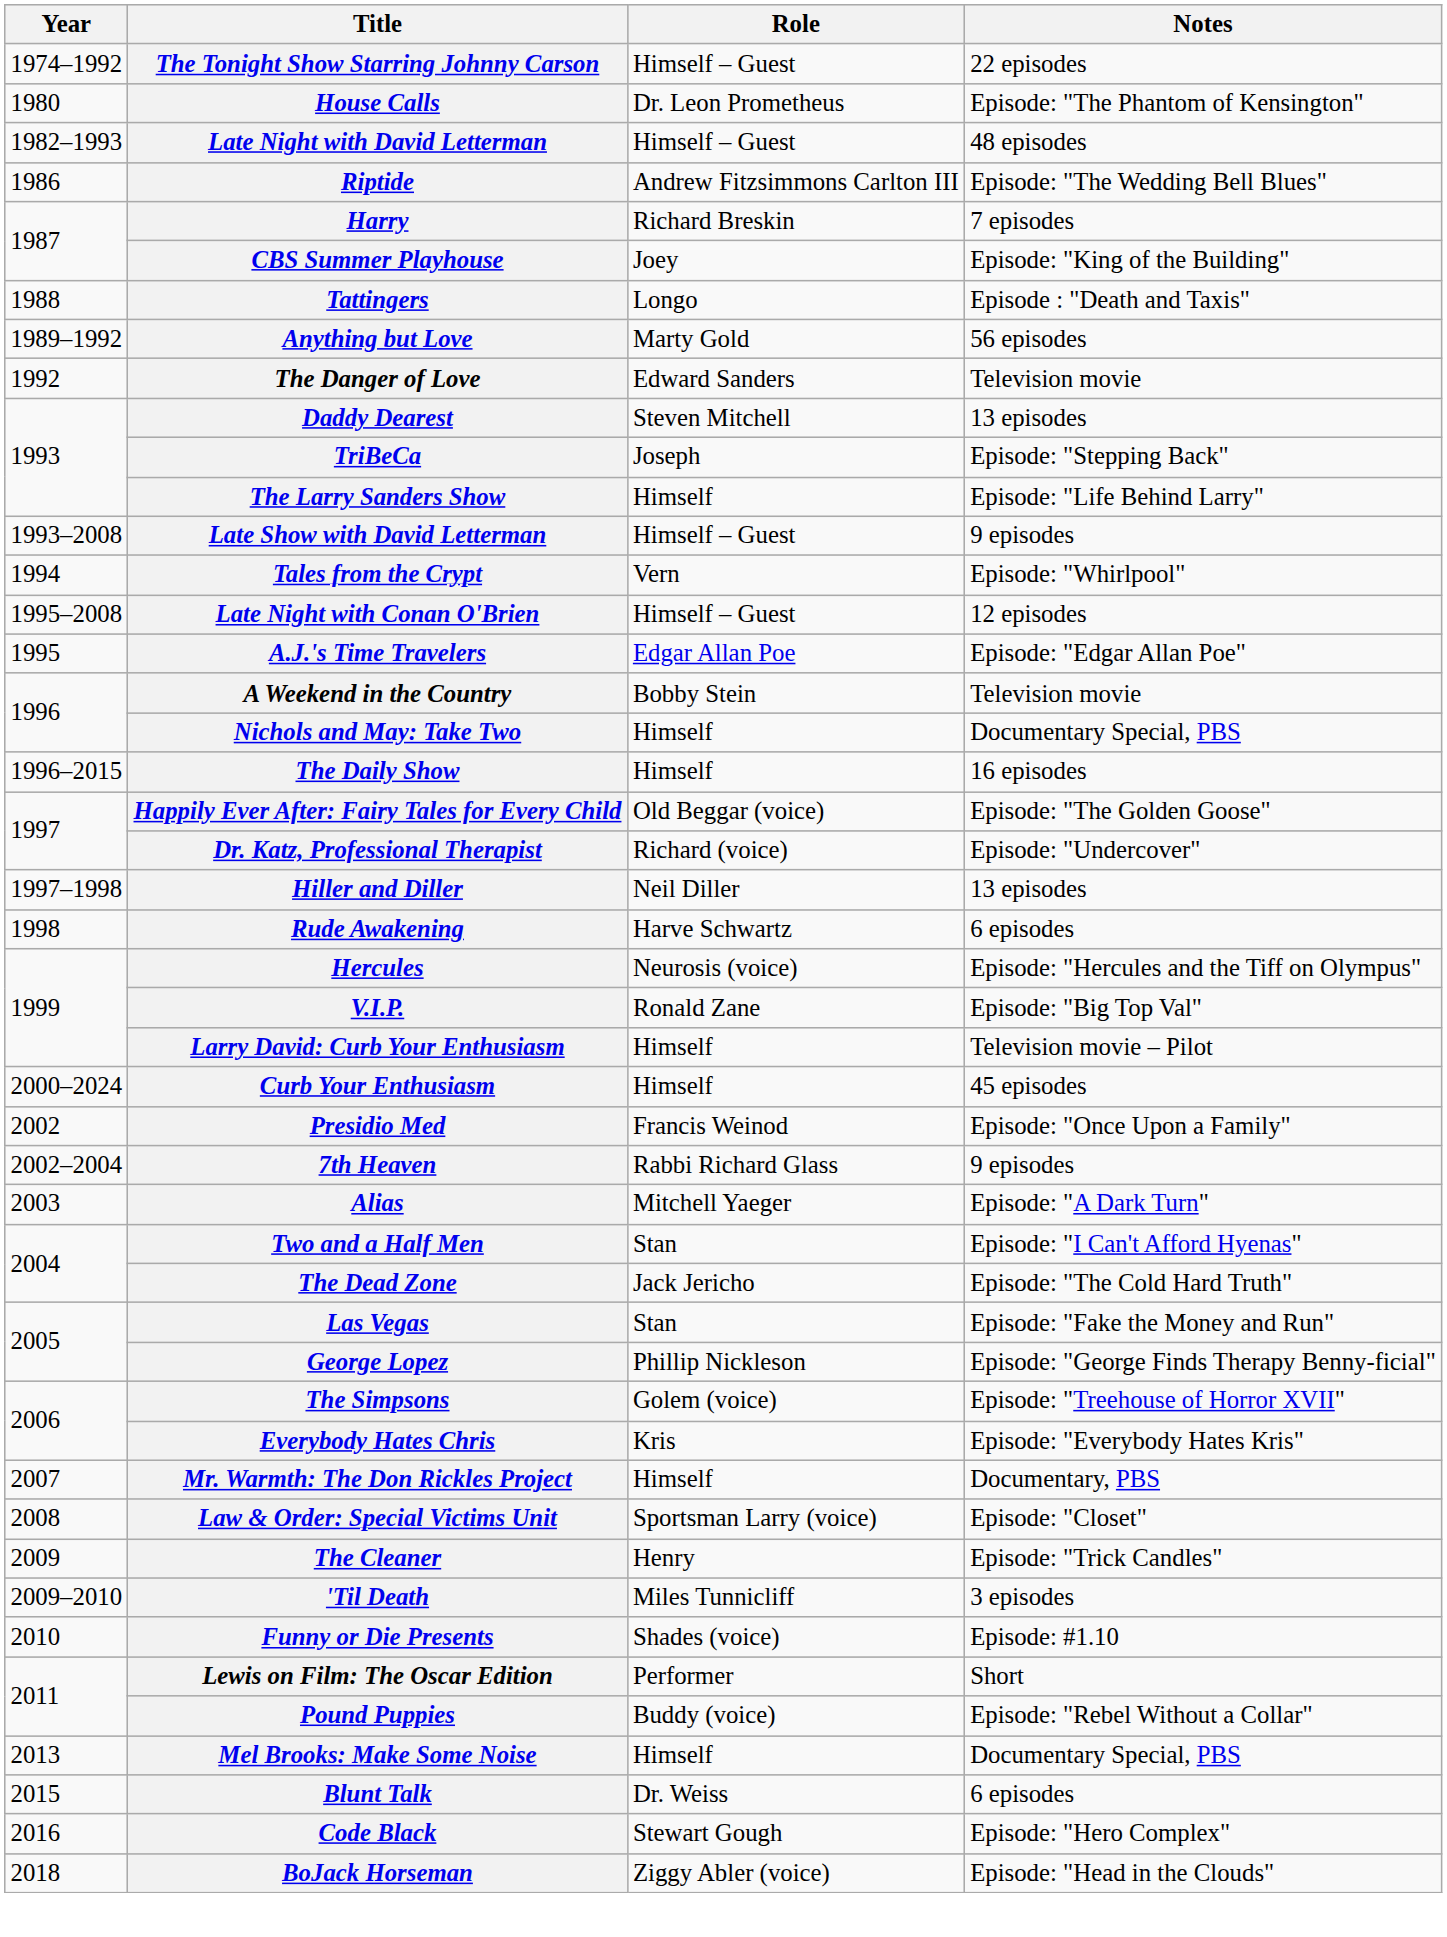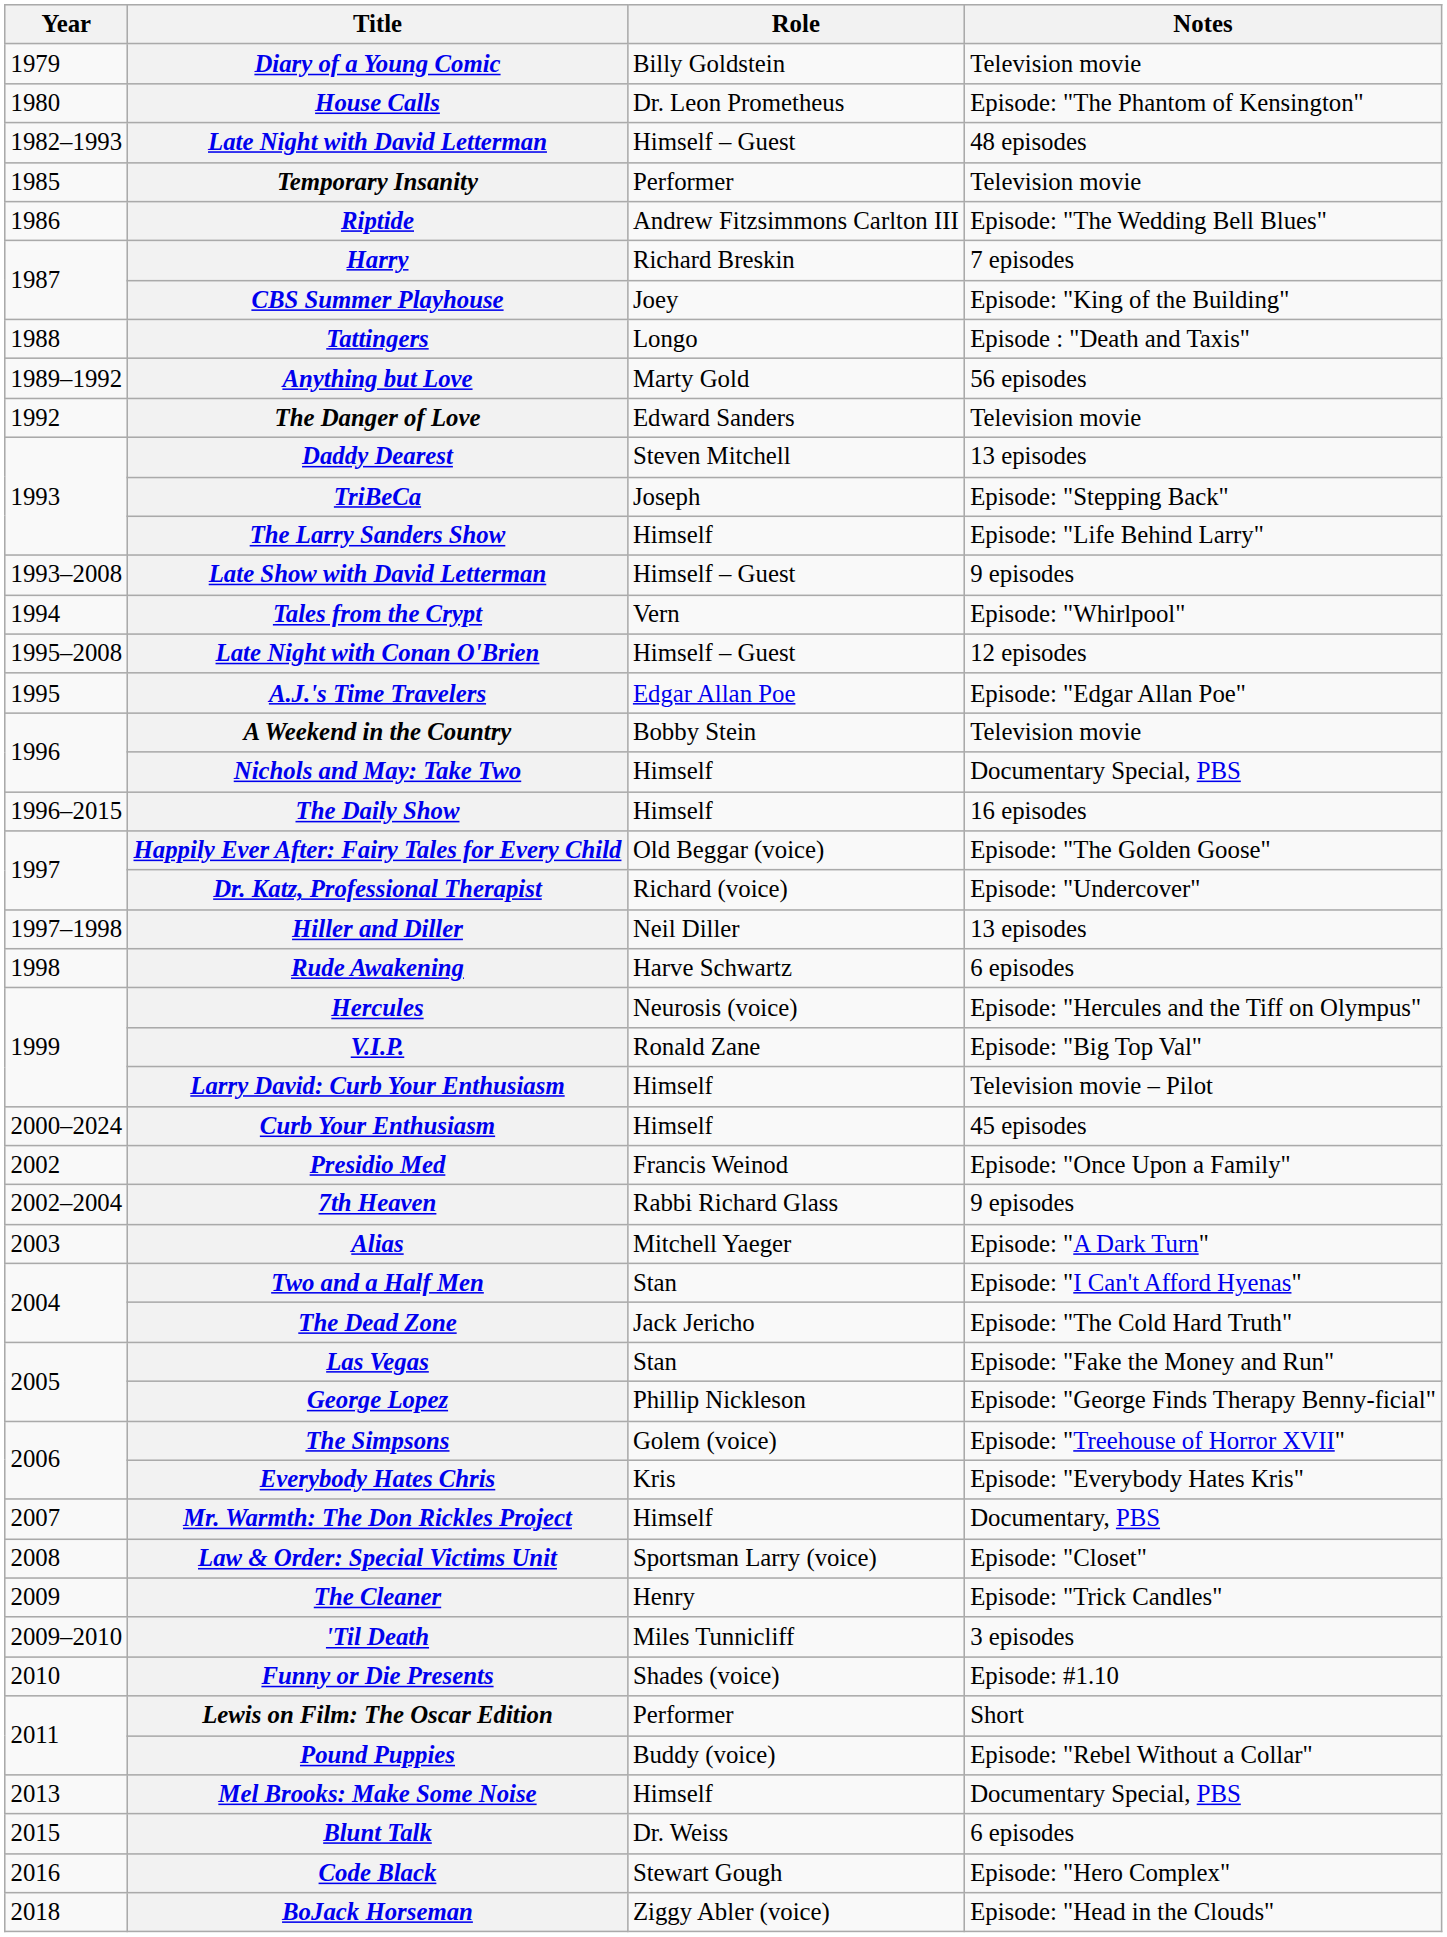- row: (377, 63)
+ row: (377, 63)
+ row: (377, 181)
